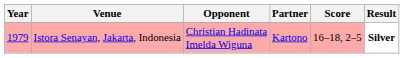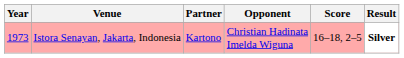columns swapped: (290, 13) <-> (226, 13)
(18, 37) 1979 -> (18, 37) 1973
